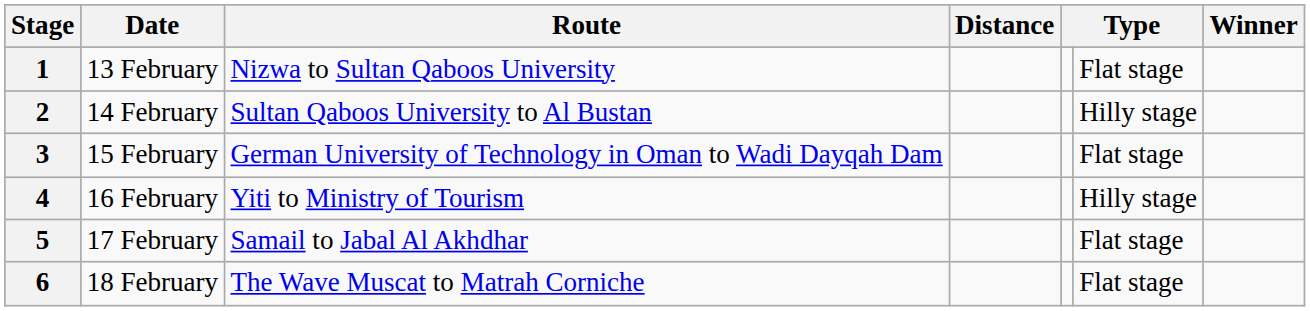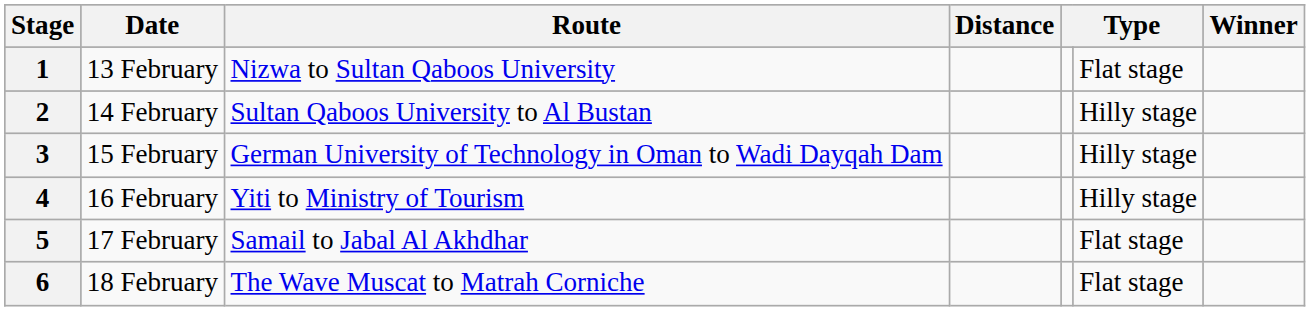(1131, 154) Flat stage -> (1138, 154) Hilly stage
